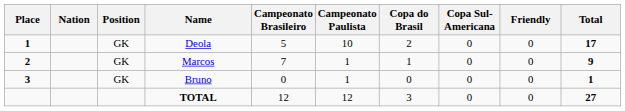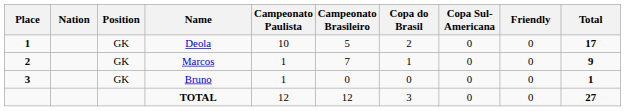columns swapped: (283, 19) <-> (347, 19)
